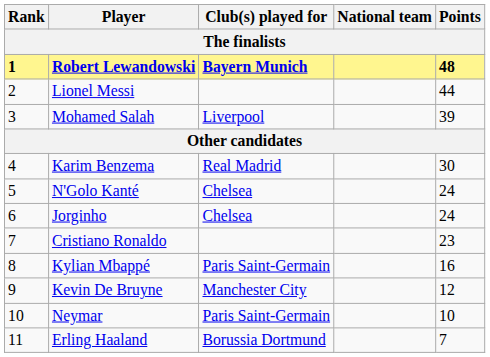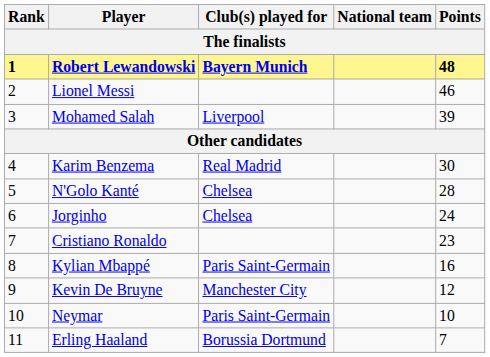(447, 91) 44 -> (447, 91) 46
(447, 191) 24 -> (447, 191) 28
